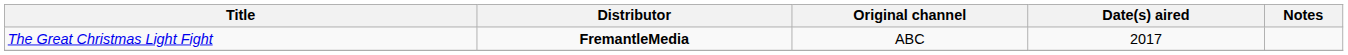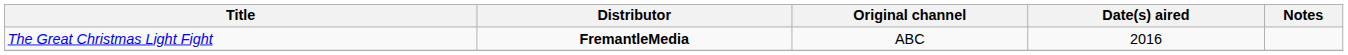(1146, 38) 2017 -> (1146, 38) 2016
